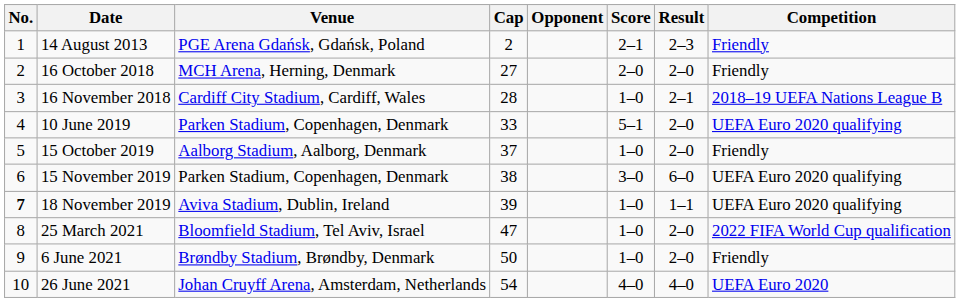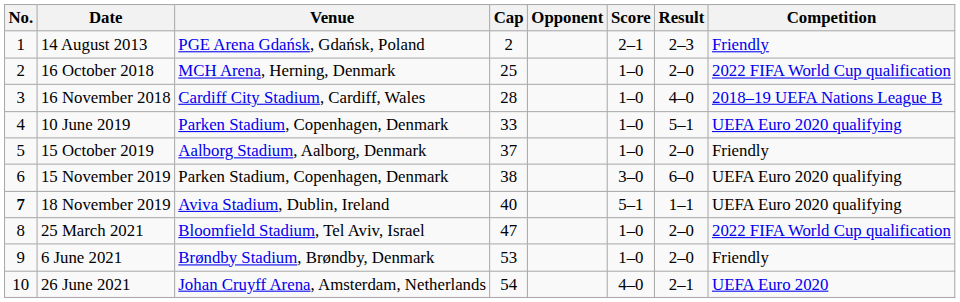(509, 71) 27 -> (509, 71) 25
(631, 71) 2–0 -> (631, 71) 1–0
(740, 71) Friendly -> (831, 71) 2022 FIFA World Cup qualification
(681, 97) 2–1 -> (681, 97) 4–0
(631, 124) 5–1 -> (631, 124) 1–0
(681, 124) 2–0 -> (681, 124) 5–1
(509, 204) 39 -> (509, 204) 40
(631, 204) 1–0 -> (631, 204) 5–1
(509, 257) 50 -> (509, 257) 53
(681, 284) 4–0 -> (681, 284) 2–1
